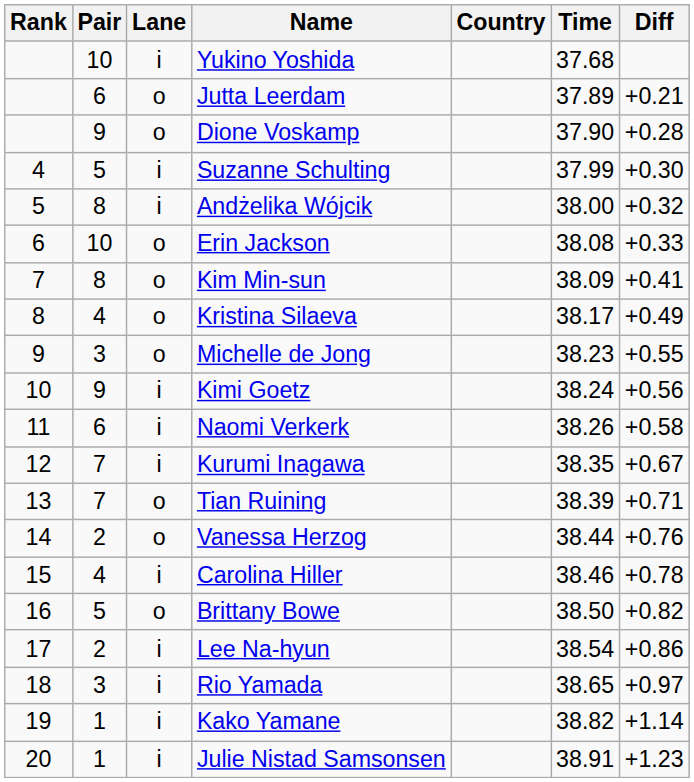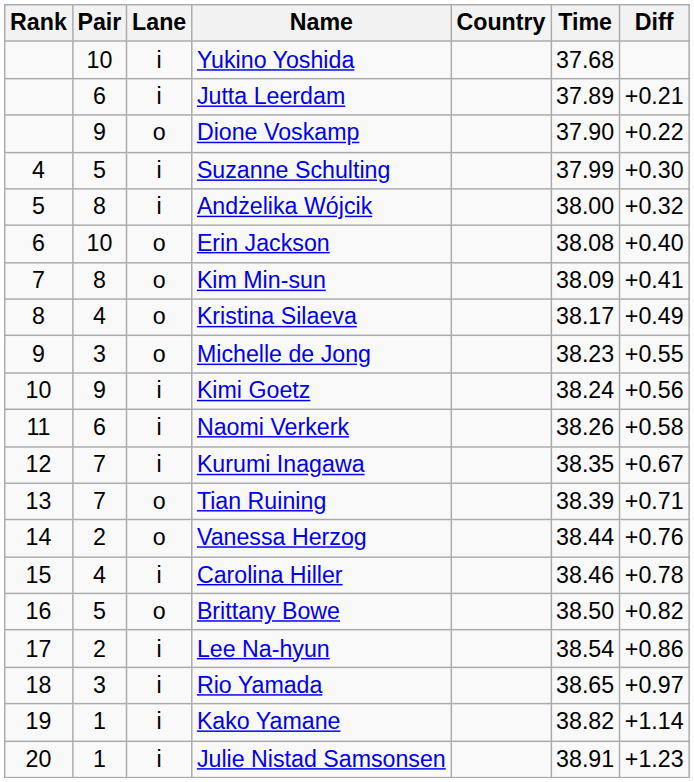(159, 96) o -> (159, 96) i
(654, 133) +0.28 -> (654, 133) +0.22
(654, 243) +0.33 -> (654, 243) +0.40
